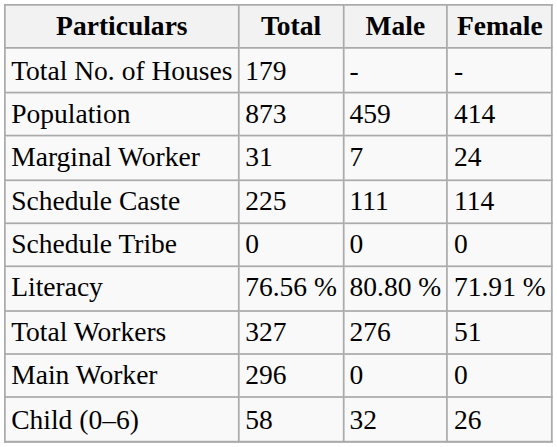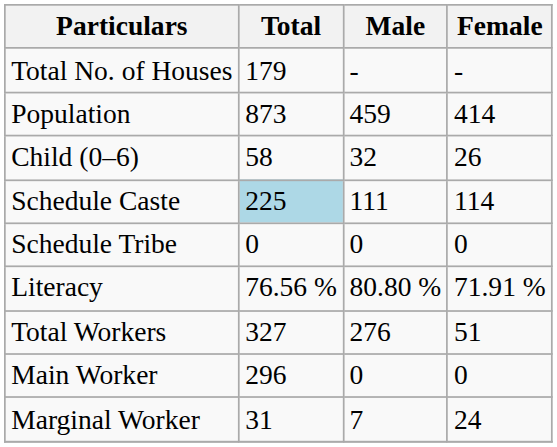rows swapped: (75, 419) <-> (106, 157)
(266, 200) no background -> (266, 200) lightblue background
